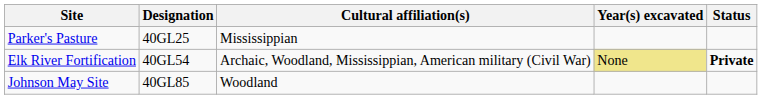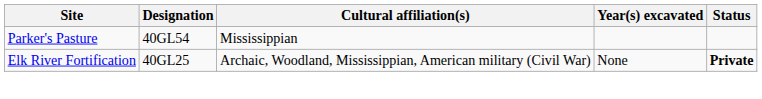(166, 37) 40GL25 -> (166, 37) 40GL54
(166, 60) 40GL54 -> (166, 60) 40GL25
(613, 60) khaki background -> (613, 60) no background
- row: (58, 82)
